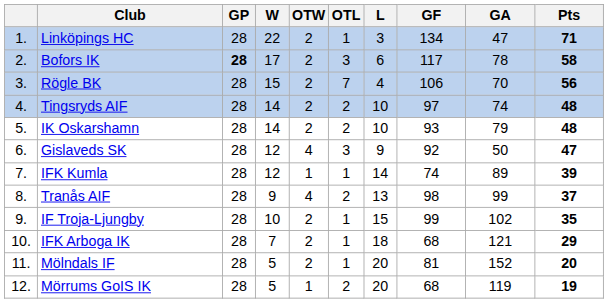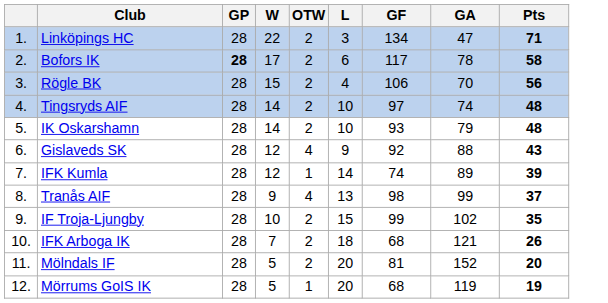- column: (346, 15)
(500, 151) 50 -> (465, 151) 88
(569, 151) 47 -> (534, 151) 43
(569, 241) 29 -> (534, 241) 26
